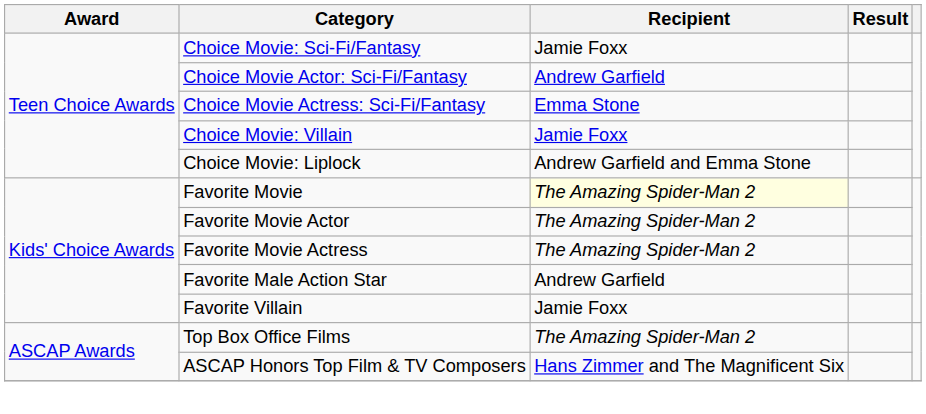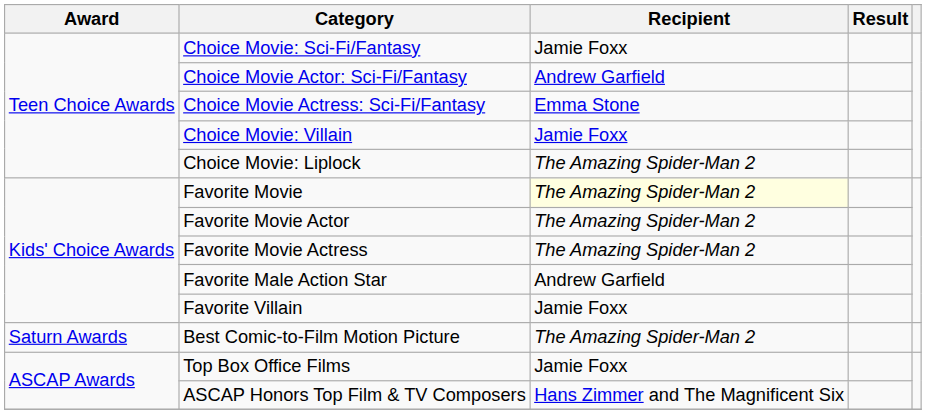(673, 163) Andrew Garfield and Emma Stone -> (645, 163) The Amazing Spider-Man 2
+ row: (321, 337)
(645, 337) The Amazing Spider-Man 2 -> (581, 366) Jamie Foxx
